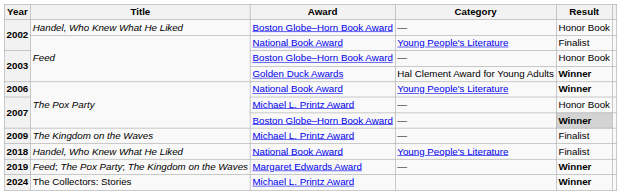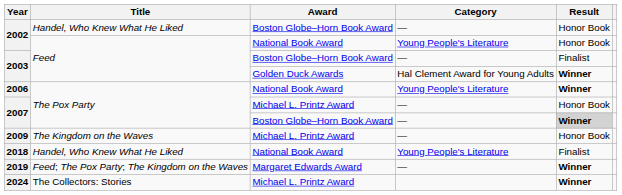(574, 43) Finalist -> (584, 43) Honor Book
(584, 58) Honor Book -> (574, 58) Finalist
(574, 136) Finalist -> (584, 136) Honor Book
